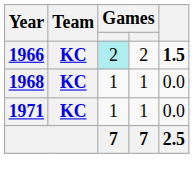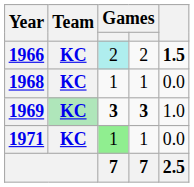+ row: (26, 111)
(113, 111) no background -> (113, 139) lightgreen background
